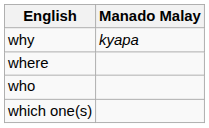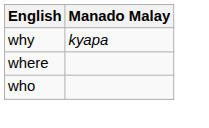- row: (50, 110)
